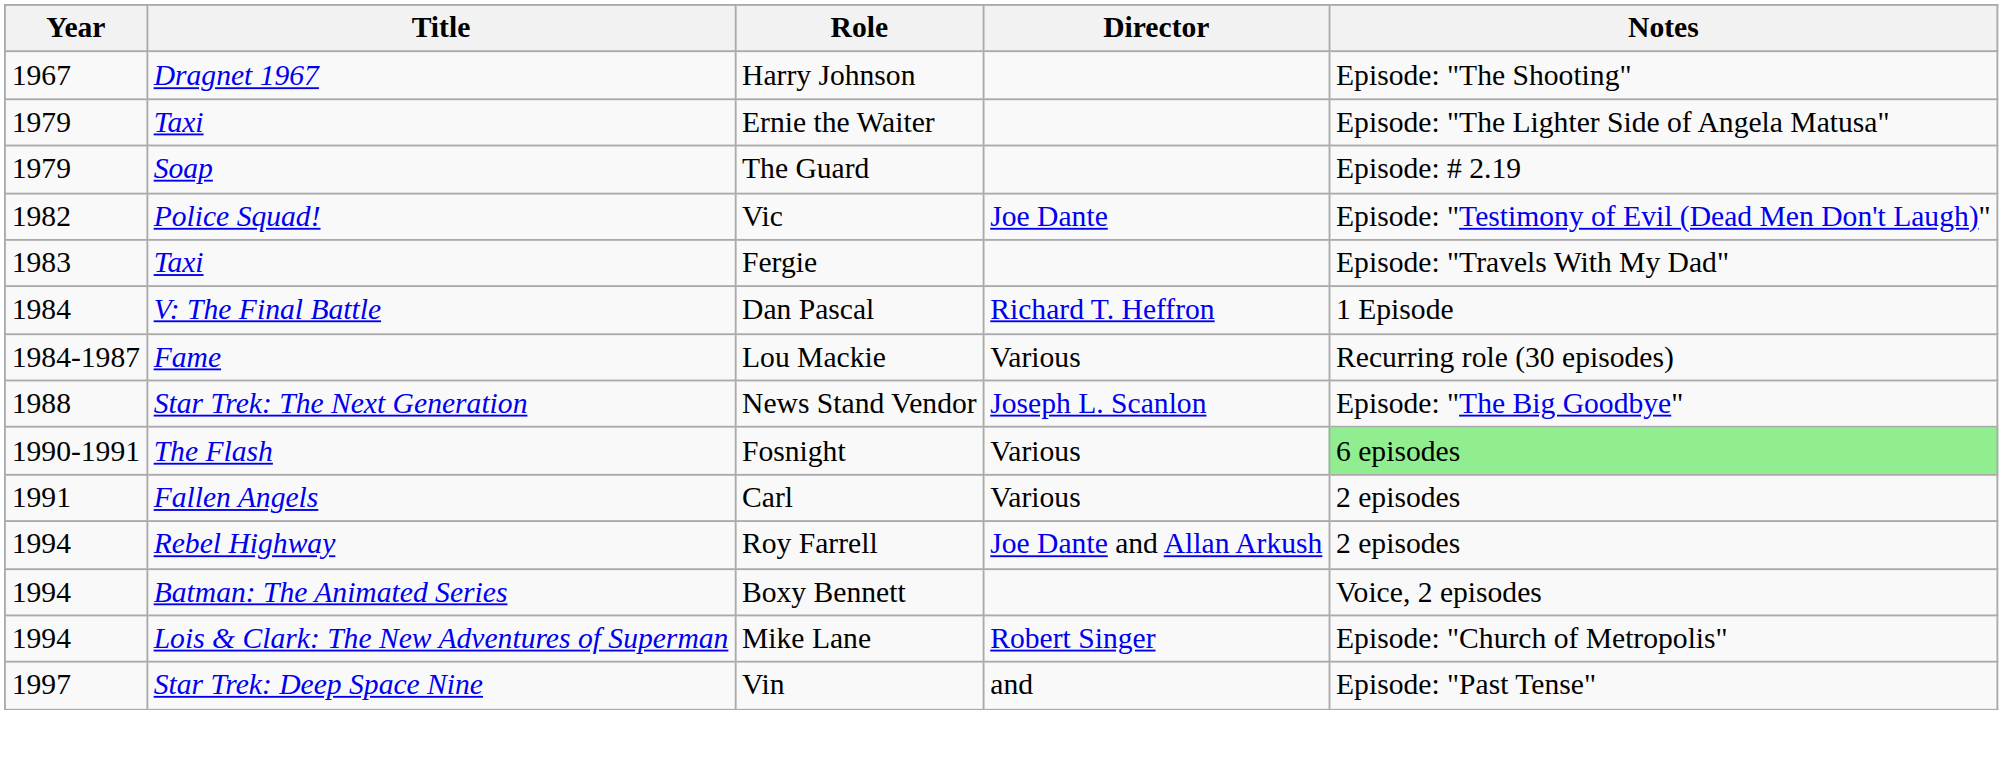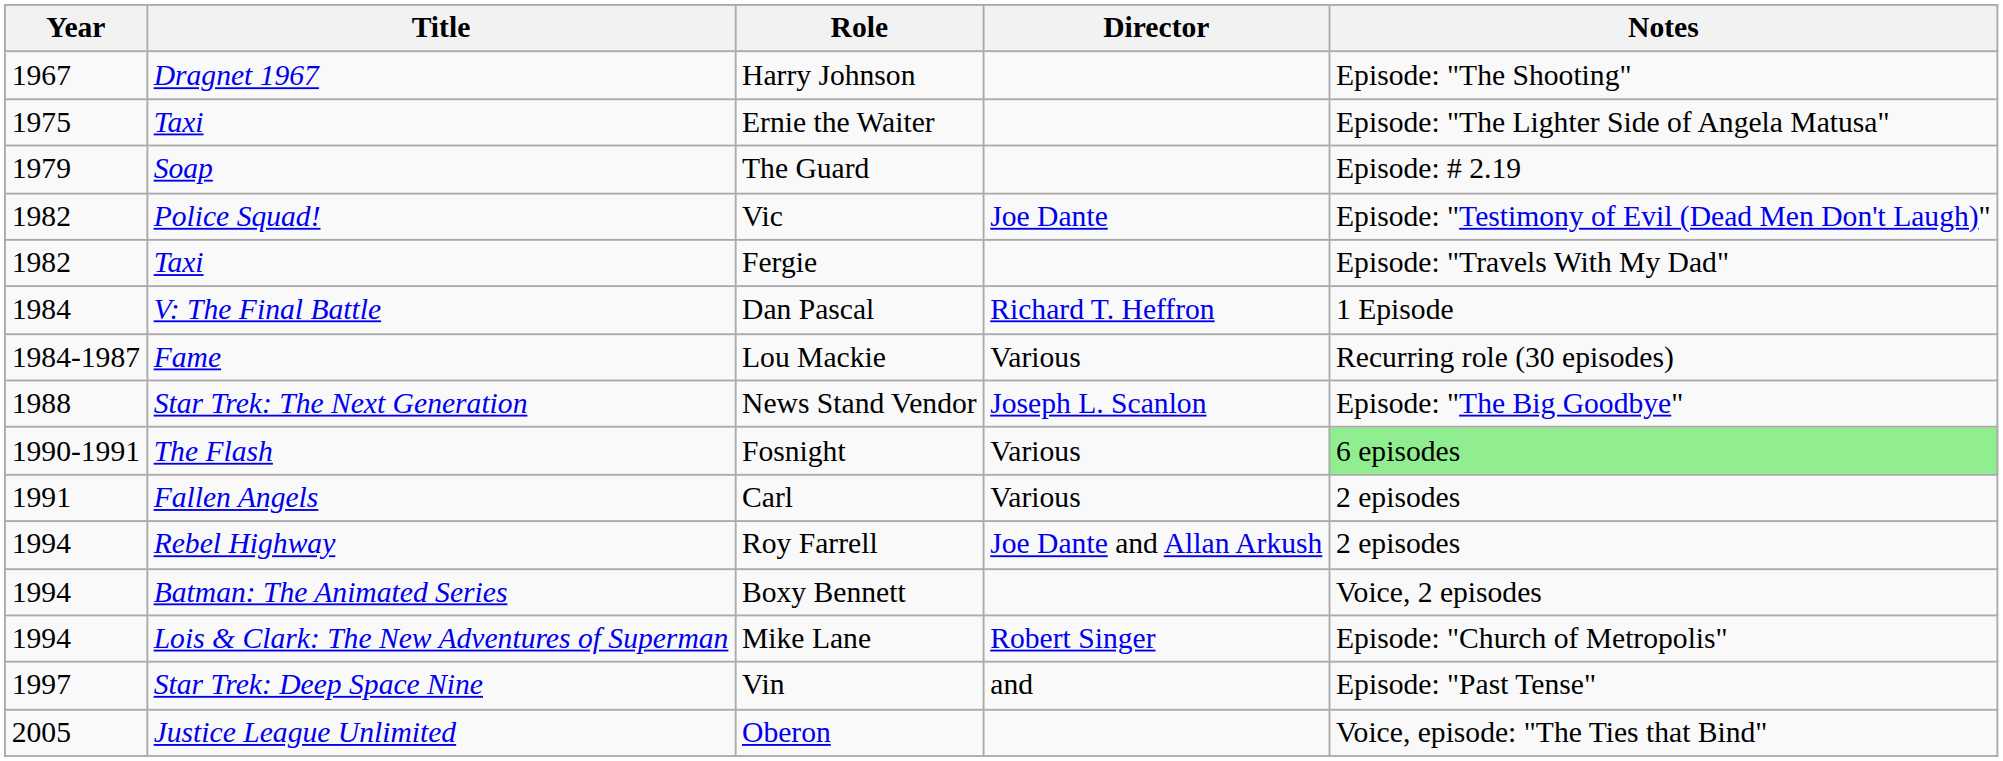(41, 121) 1979 -> (41, 121) 1975
(41, 262) 1983 -> (41, 262) 1982
+ row: (786, 732)
